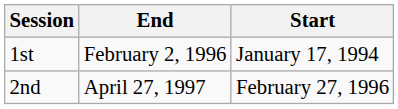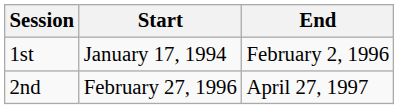columns swapped: (313, 20) <-> (155, 20)
